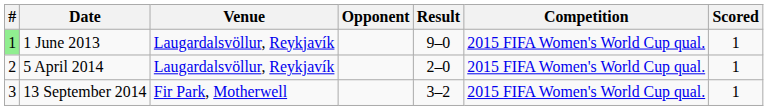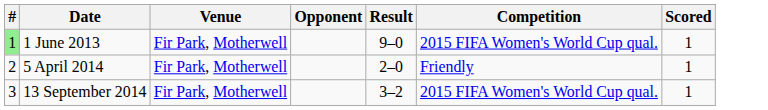(244, 42) Laugardalsvöllur, Reykjavík -> (221, 42) Fir Park, Motherwell
(244, 67) Laugardalsvöllur, Reykjavík -> (221, 67) Fir Park, Motherwell
(586, 67) 2015 FIFA Women's World Cup qual. -> (447, 67) Friendly
